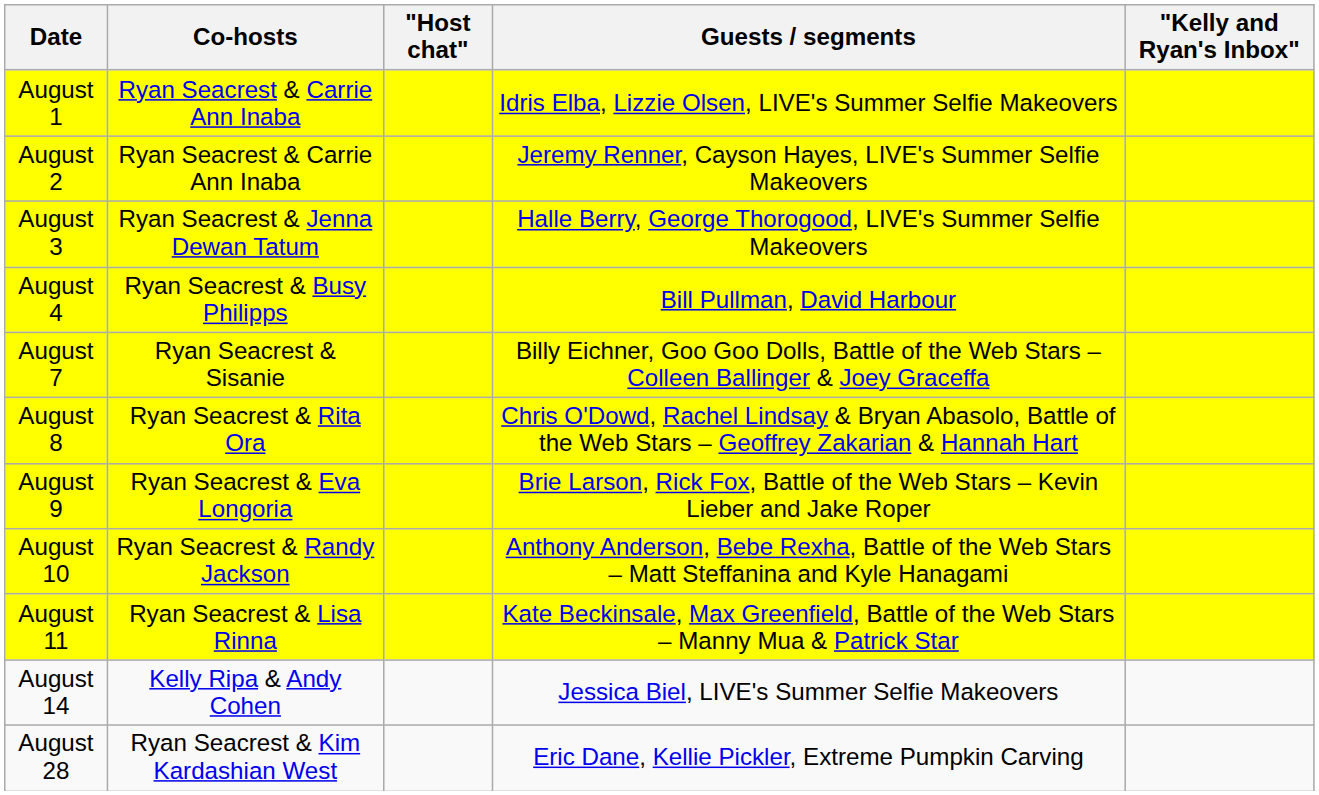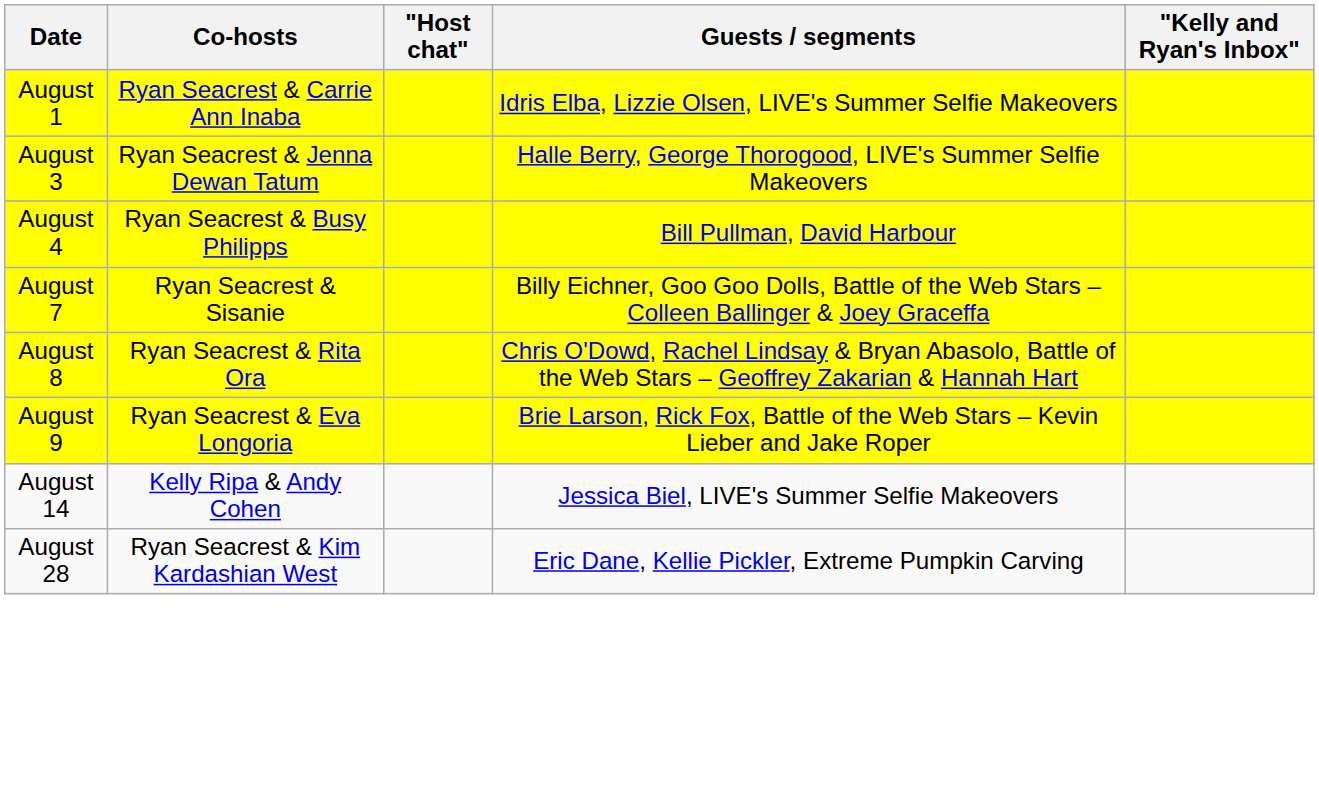- row: (56, 168)
- row: (56, 561)
- row: (56, 626)
